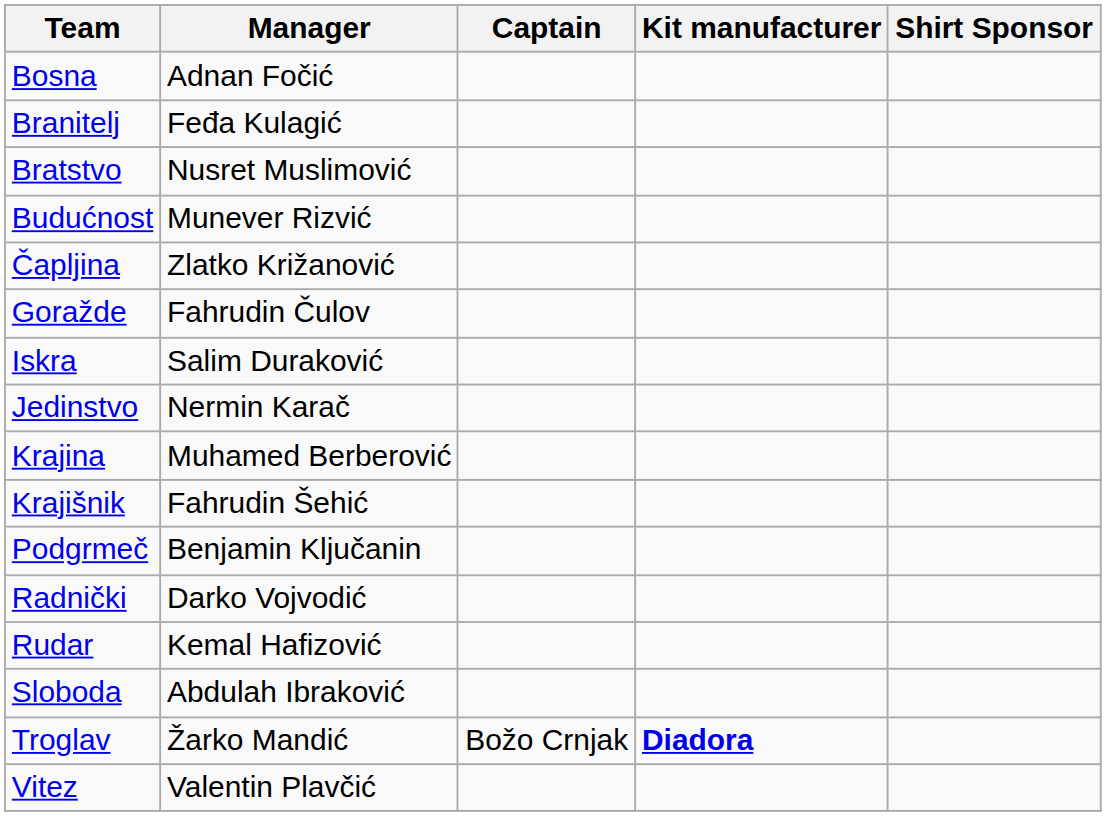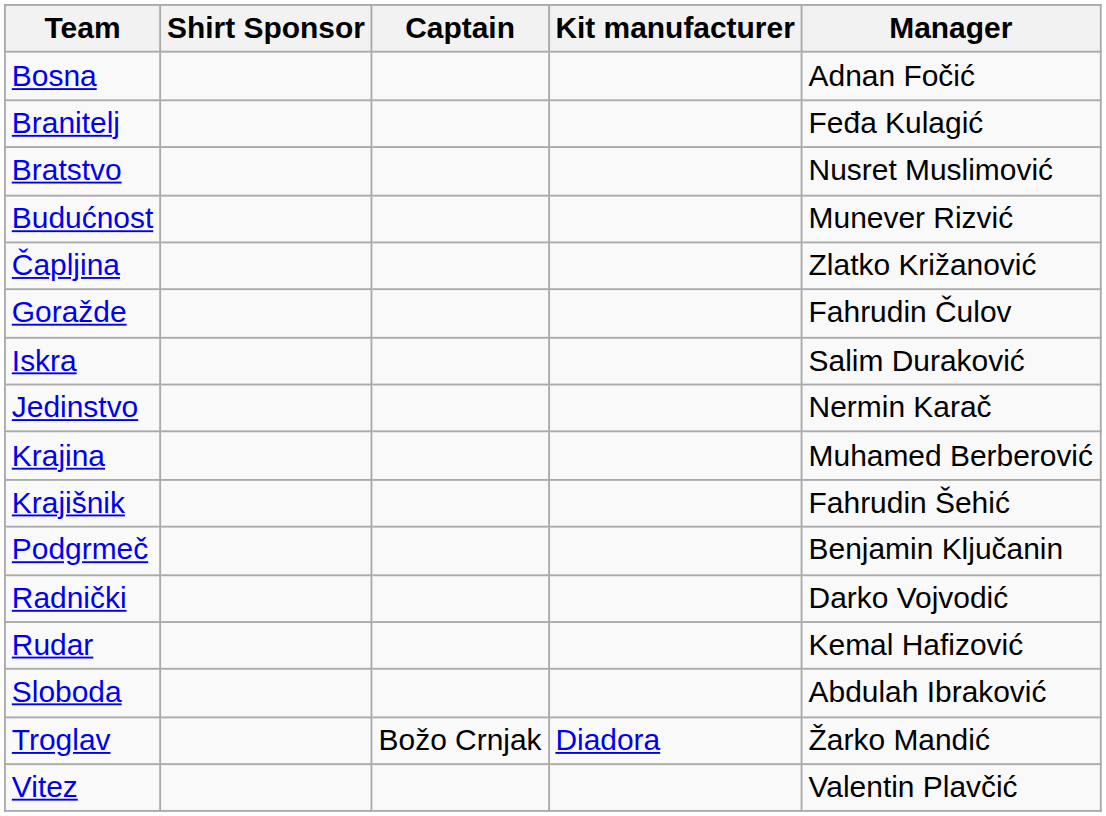columns swapped: (309, 28) <-> (994, 28)
(698, 739) bold -> (608, 739) normal
